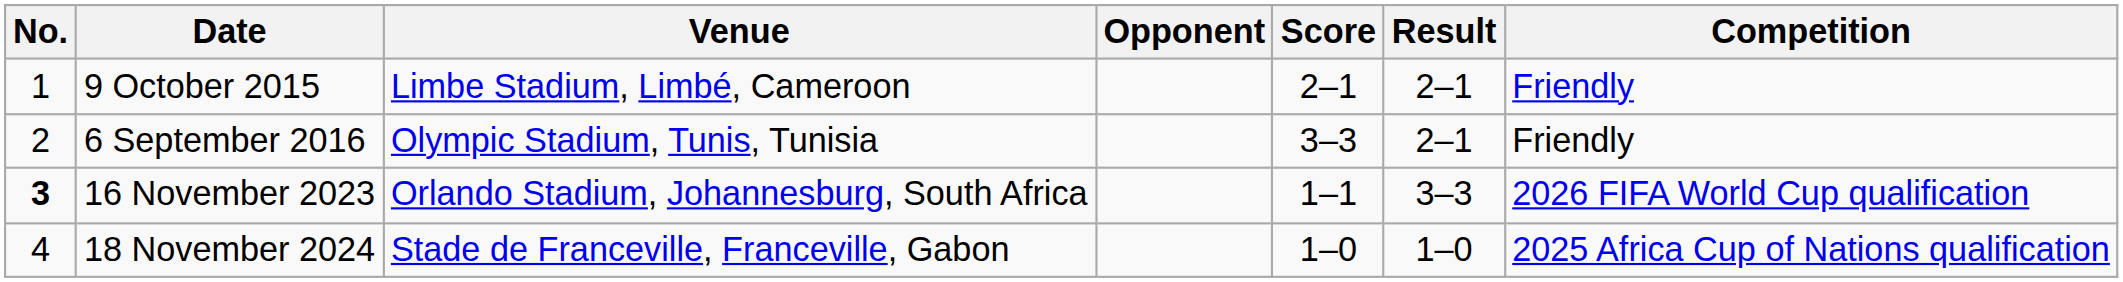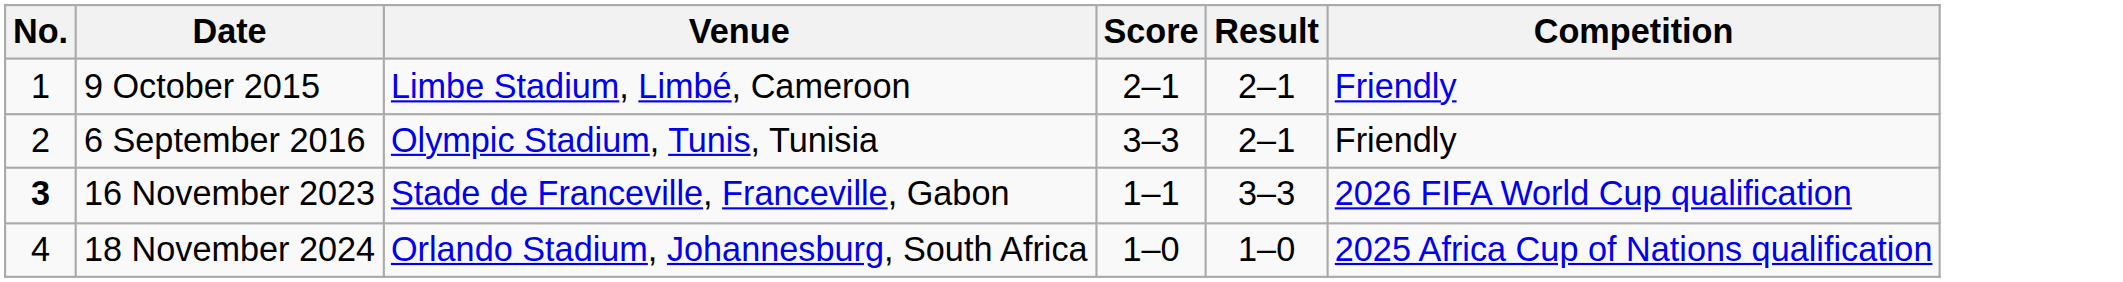- column: (1184, 31)
(739, 194) Orlando Stadium, Johannesburg, South Africa -> (700, 194) Stade de Franceville, Franceville, Gabon
(700, 248) Stade de Franceville, Franceville, Gabon -> (739, 248) Orlando Stadium, Johannesburg, South Africa
